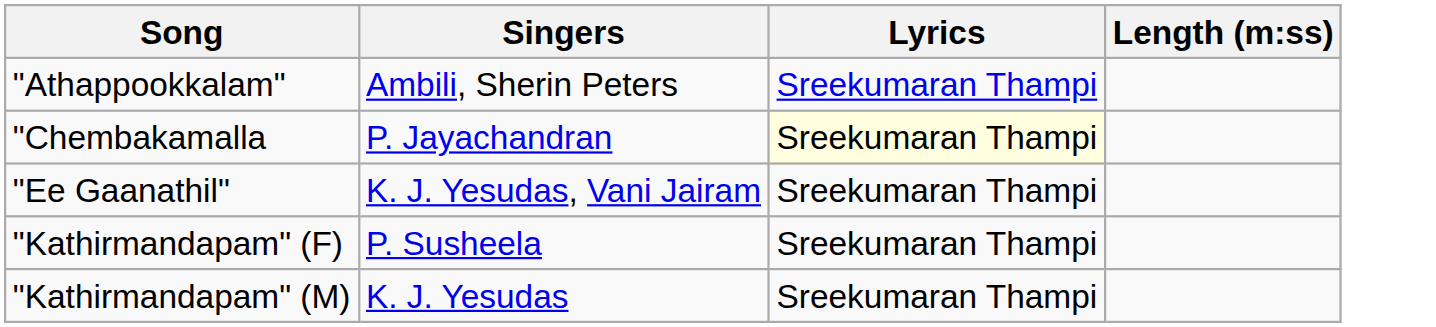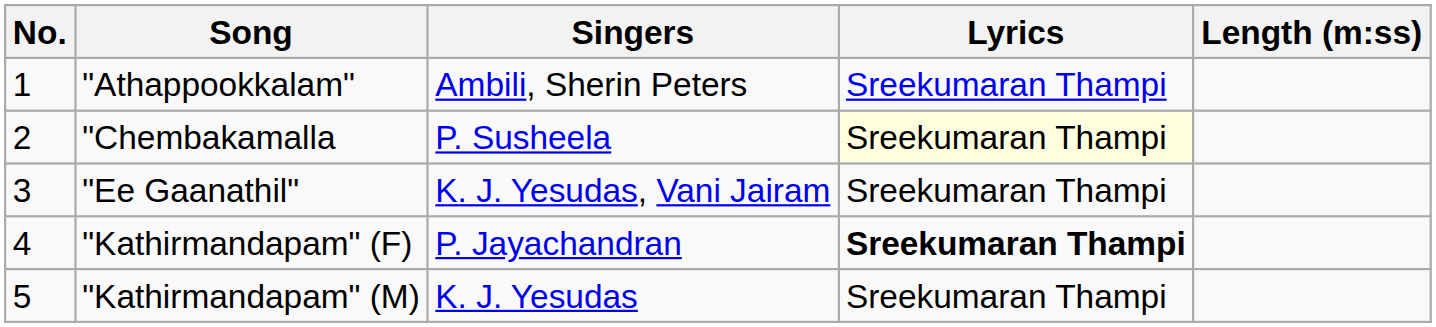+ column: (40, 32)
(489, 138) P. Jayachandran -> (523, 138) P. Susheela
(454, 244) P. Susheela -> (559, 244) P. Jayachandran
(937, 244) normal -> (1016, 244) bold
